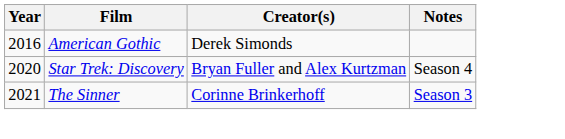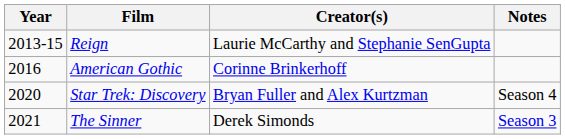+ row: (89, 43)
(242, 43) Derek Simonds -> (280, 69) Corinne Brinkerhoff
(258, 95) Corinne Brinkerhoff -> (264, 120) Derek Simonds
